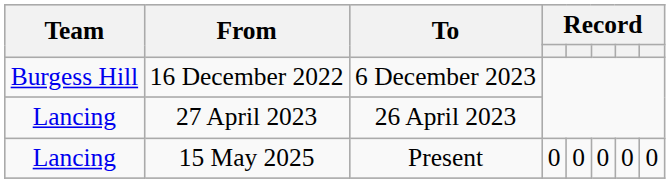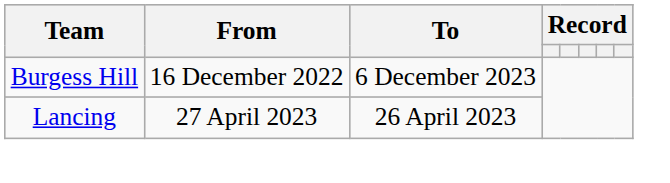- row: (247, 157)
